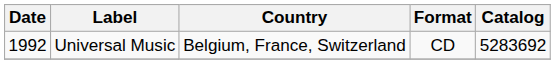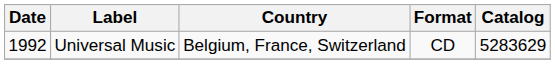(513, 45) 5283692 -> (513, 45) 5283629
